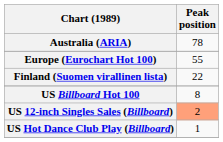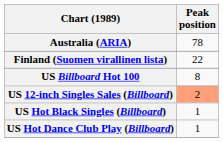- row: (90, 59)
+ row: (90, 111)
